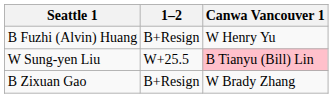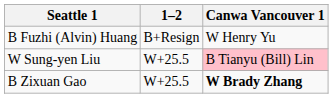(171, 81) B+Resign -> (166, 81) W+25.5
(251, 81) normal -> (254, 81) bold
